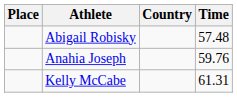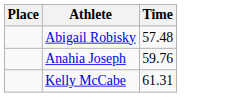- column: (167, 15)
